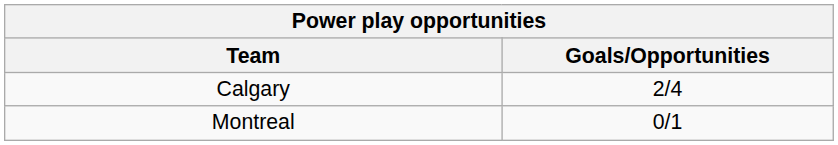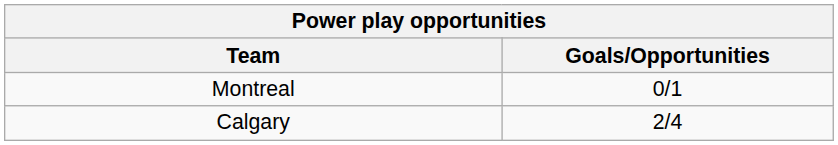rows swapped: (253, 122) <-> (253, 88)
